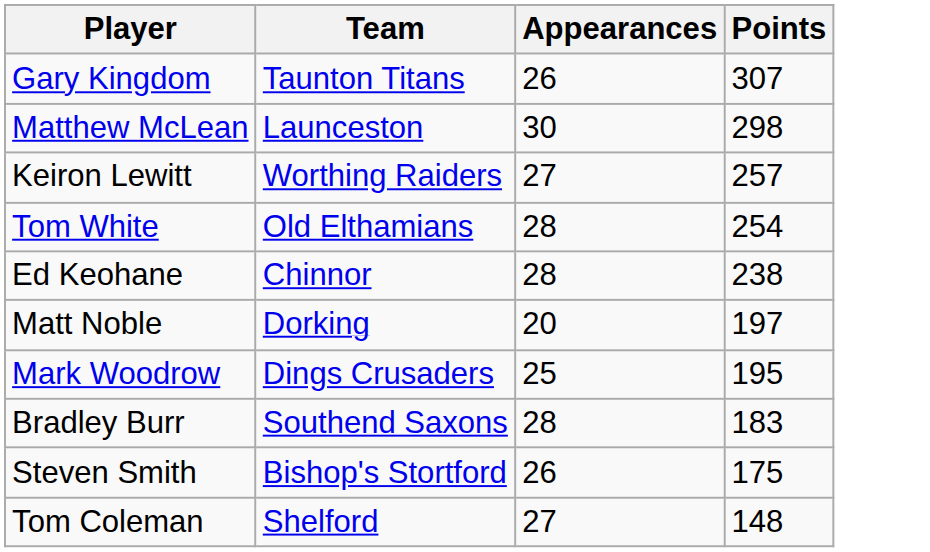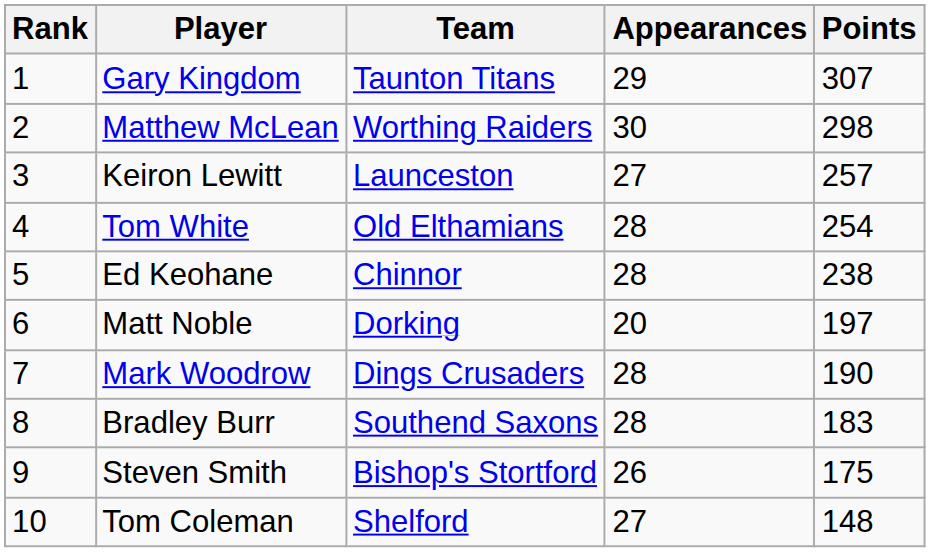+ column: (50, 29)
(539, 78) 26 -> (630, 78) 29
(343, 127) Launceston -> (473, 127) Worthing Raiders
(382, 176) Worthing Raiders -> (433, 176) Launceston
(539, 373) 25 -> (630, 373) 28
(757, 373) 195 -> (848, 373) 190
